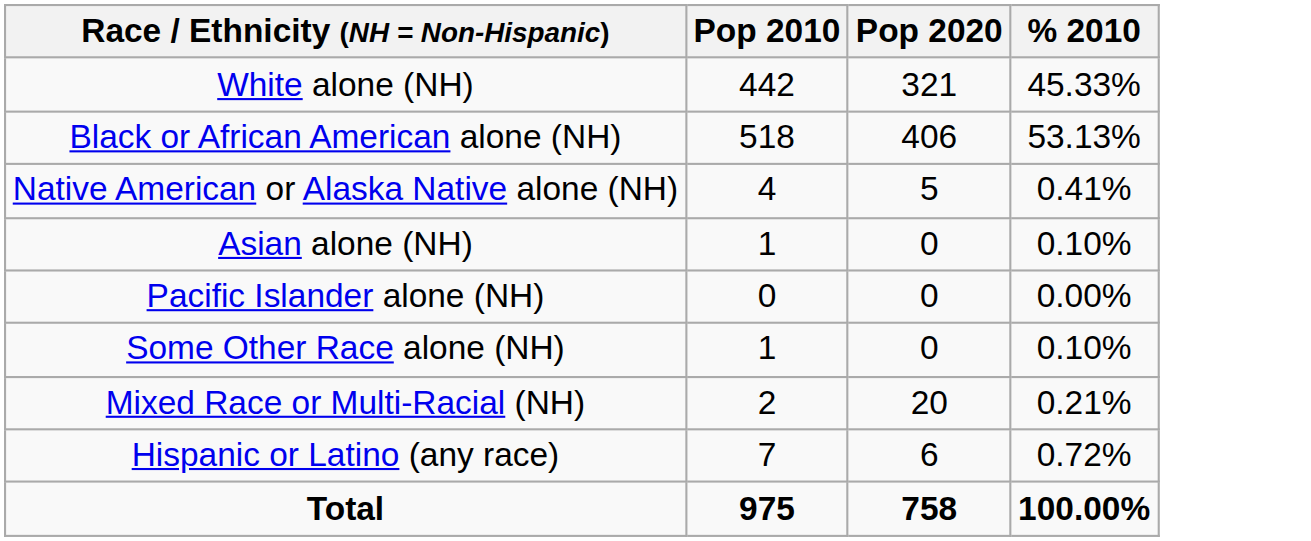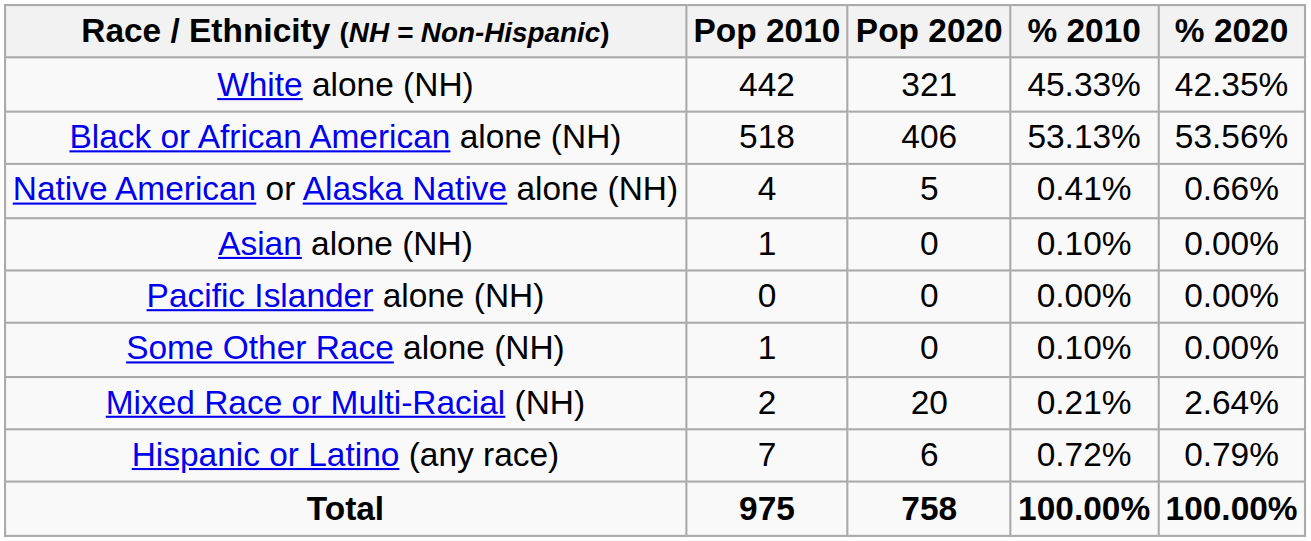+ column: (1232, 31)
